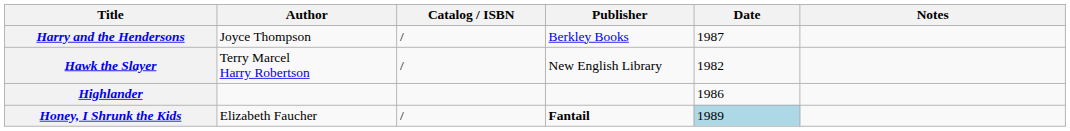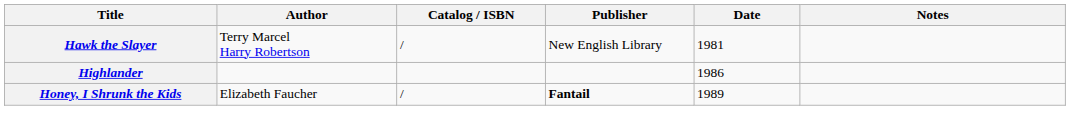- row: (111, 36)
(711, 65) 1982 -> (711, 44) 1981
(711, 115) lightblue background -> (711, 94) no background
